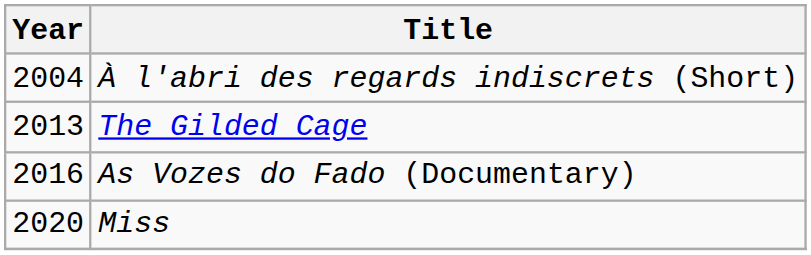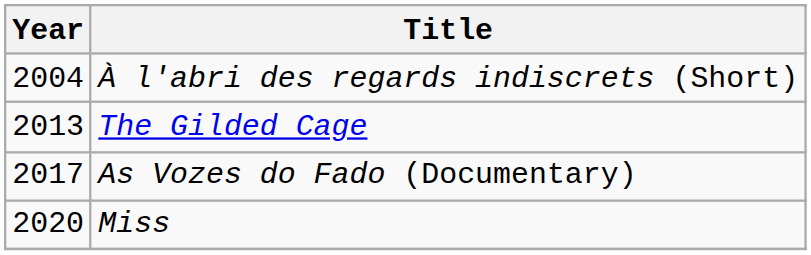(48, 176) 2016 -> (48, 176) 2017
